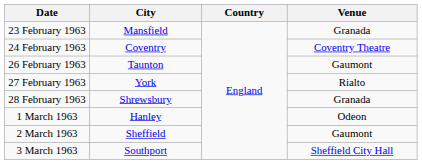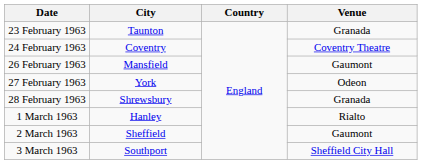(146, 30) Mansfield -> (146, 30) Taunton
(146, 64) Taunton -> (146, 64) Mansfield
(352, 82) Rialto -> (352, 82) Odeon
(352, 116) Odeon -> (352, 116) Rialto
